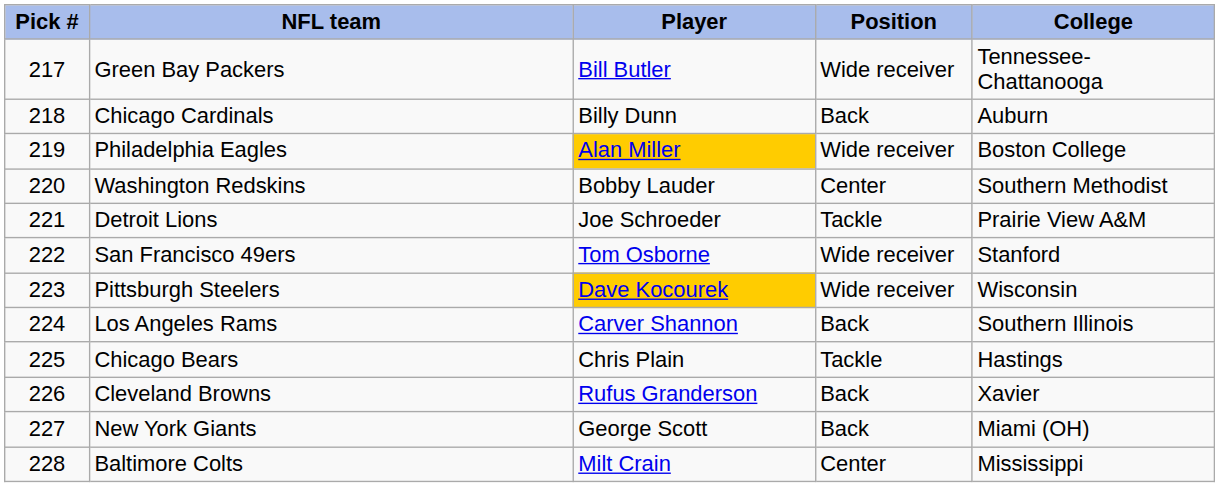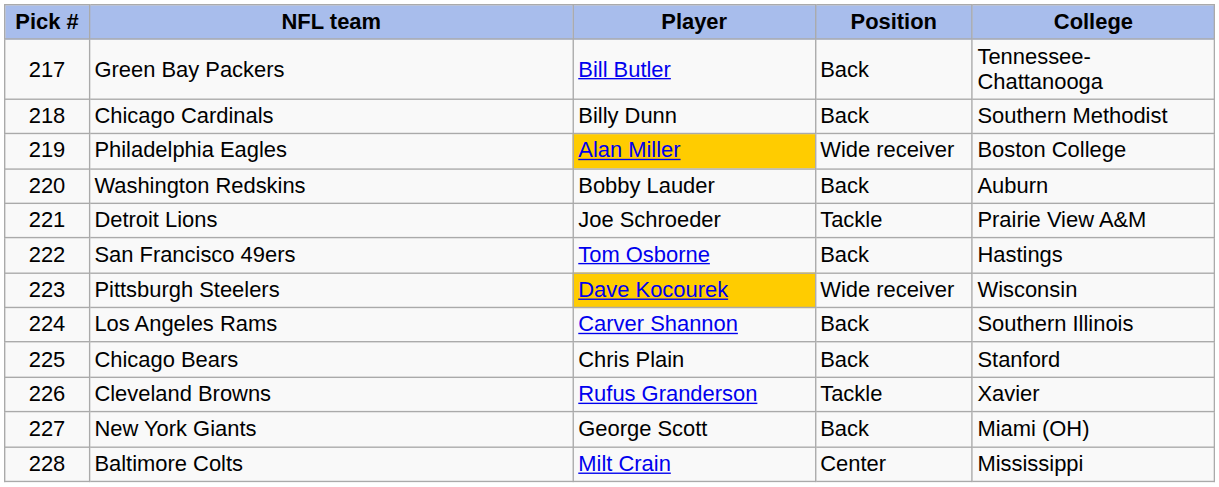(887, 68) Wide receiver -> (845, 68) Back
(1013, 116) Auburn -> (1072, 116) Southern Methodist
(853, 185) Center -> (845, 185) Back
(1072, 185) Southern Methodist -> (1013, 185) Auburn
(887, 255) Wide receiver -> (845, 255) Back
(1019, 255) Stanford -> (1020, 255) Hastings
(851, 359) Tackle -> (845, 359) Back
(1020, 359) Hastings -> (1019, 359) Stanford
(845, 394) Back -> (851, 394) Tackle
